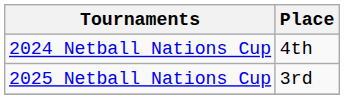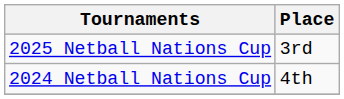rows swapped: (140, 49) <-> (140, 79)
